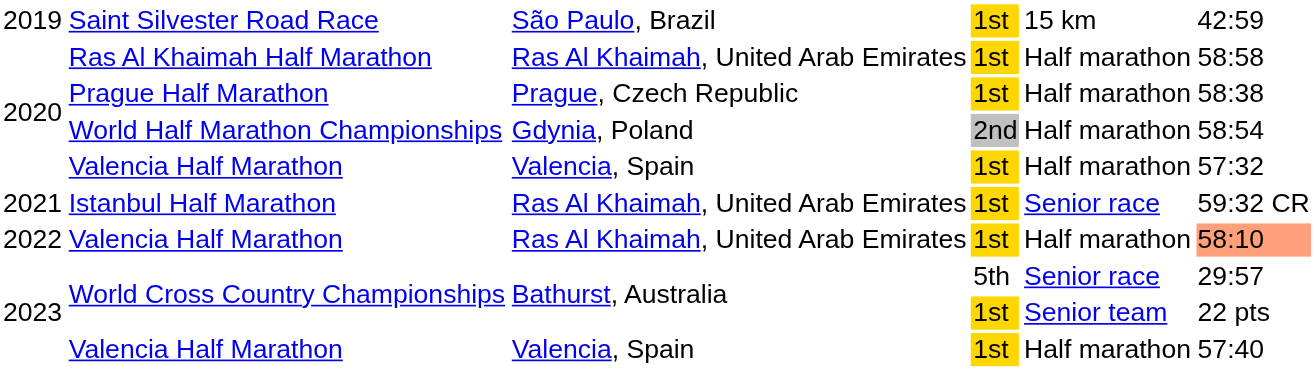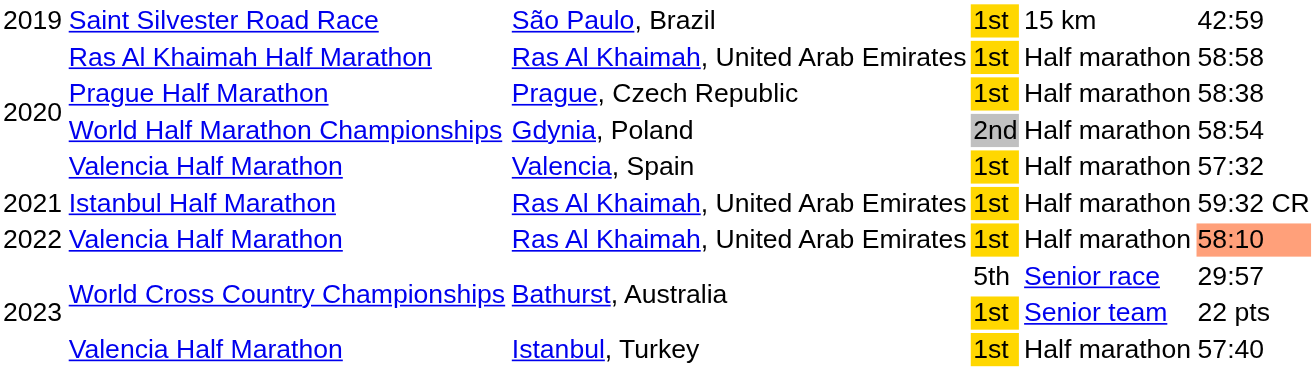(1092, 203) Senior race -> (1108, 203) Half marathon
(603, 349) Valencia, Spain -> (606, 349) Istanbul, Turkey
